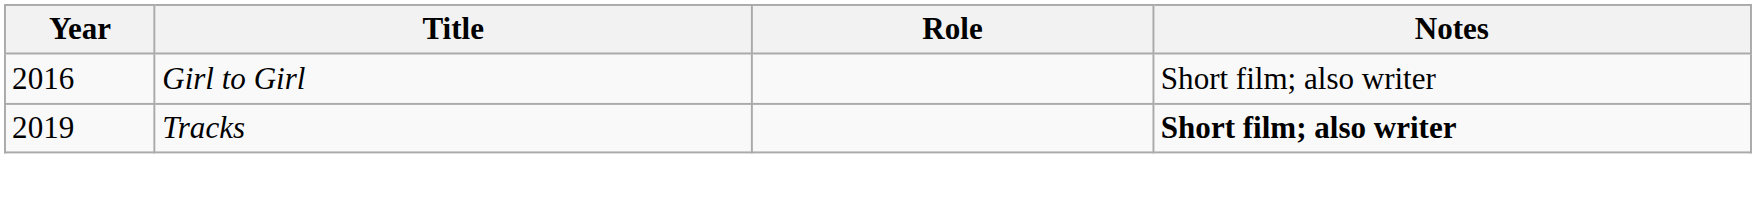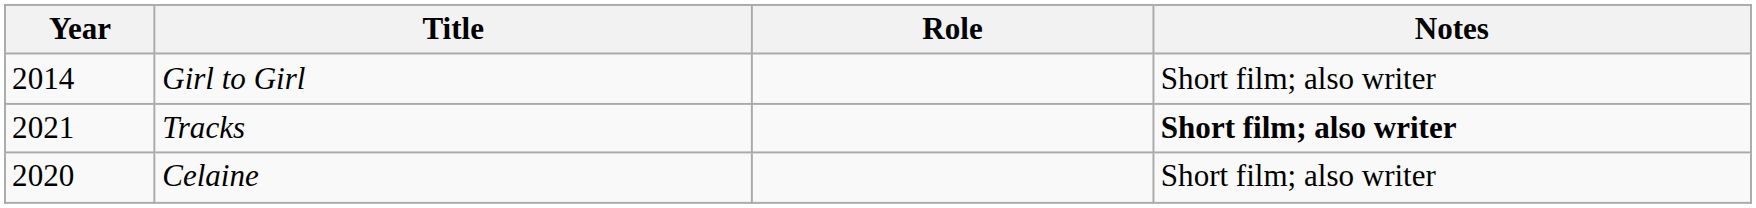(43, 78) 2016 -> (43, 78) 2014
(43, 127) 2019 -> (43, 127) 2021
+ row: (211, 176)
